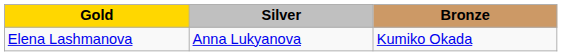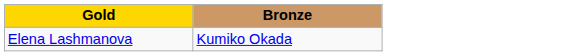- column: (281, 16)
